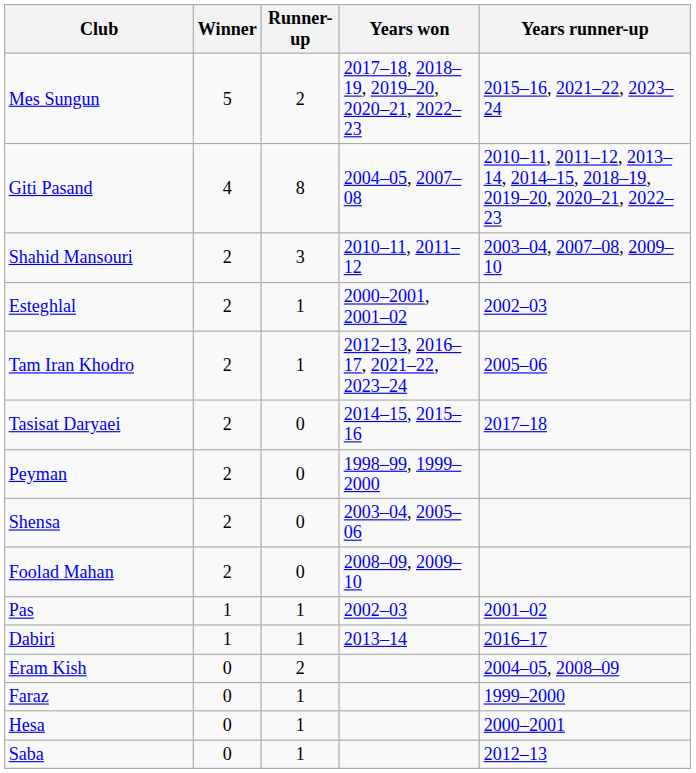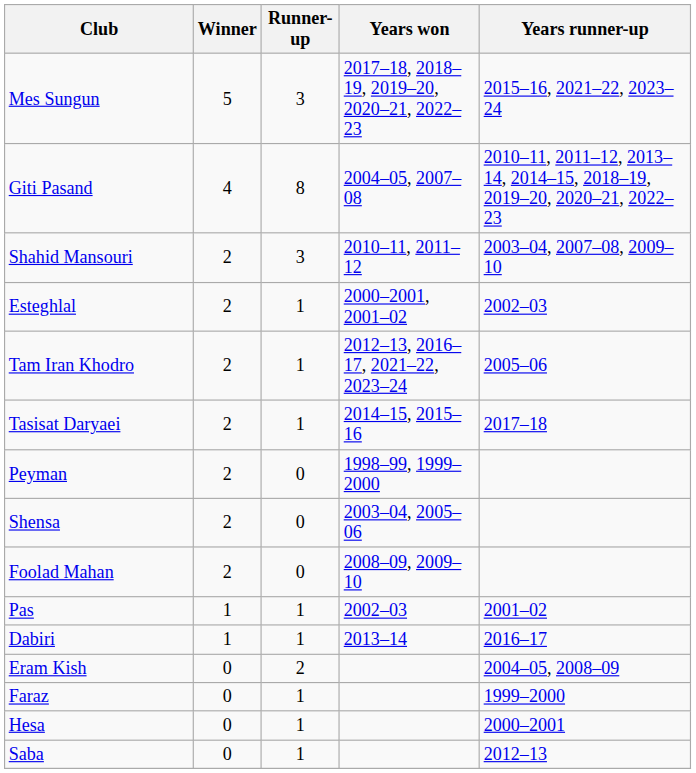(300, 98) 2 -> (300, 98) 3
(300, 424) 0 -> (300, 424) 1
